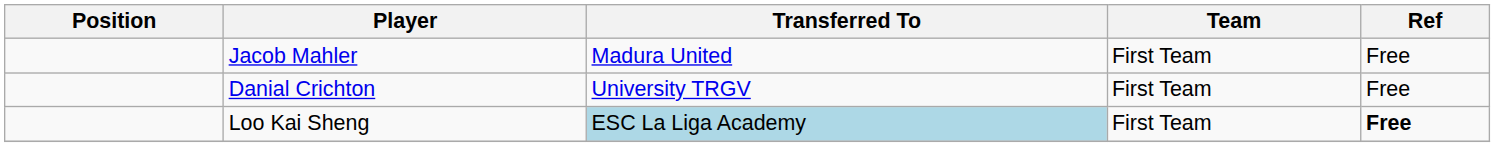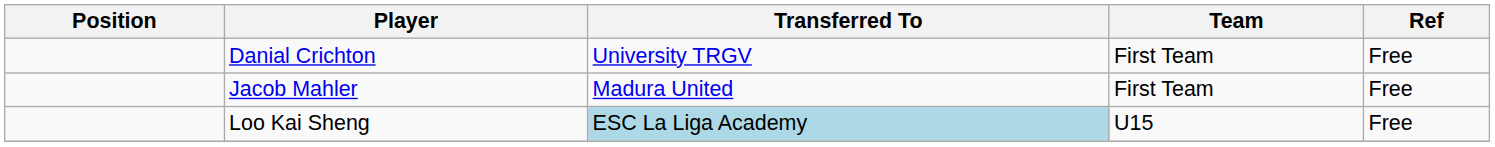rows swapped: (293, 55) <-> (302, 89)
(1162, 123) First Team -> (1134, 123) U15
(1389, 123) bold -> (1391, 123) normal
